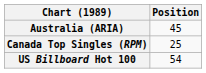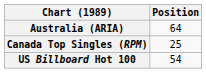(176, 28) 45 -> (176, 28) 64
